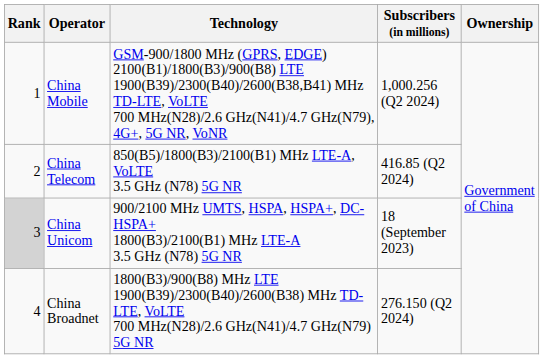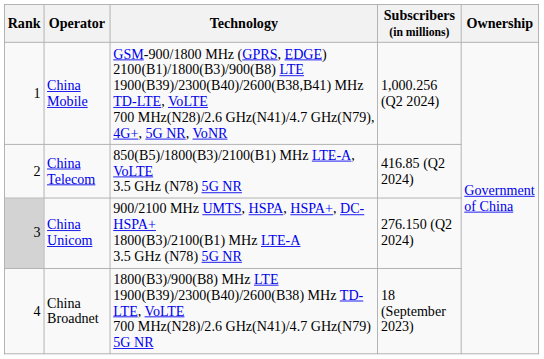(413, 233) 18 (September 2023) -> (417, 233) 276.150 (Q2 2024)
(417, 310) 276.150 (Q2 2024) -> (413, 310) 18 (September 2023)
